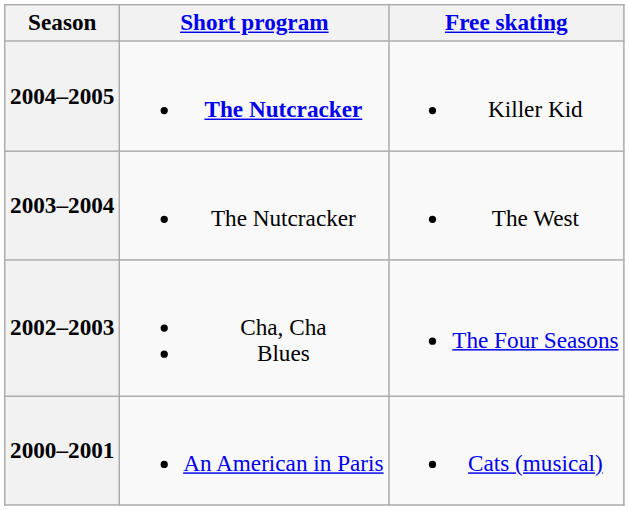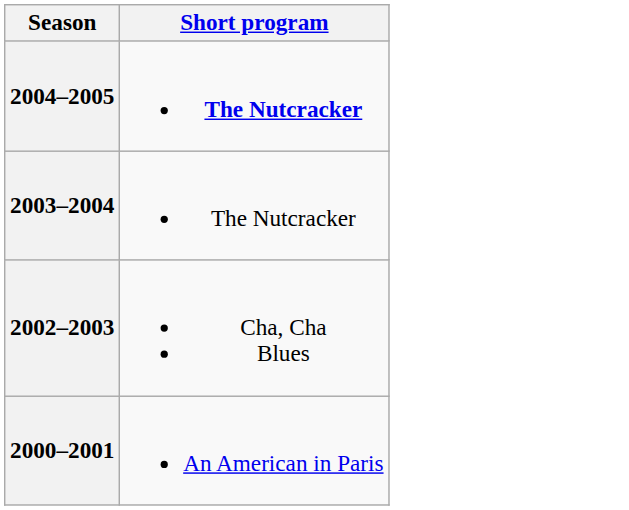- column: (506, 22)
